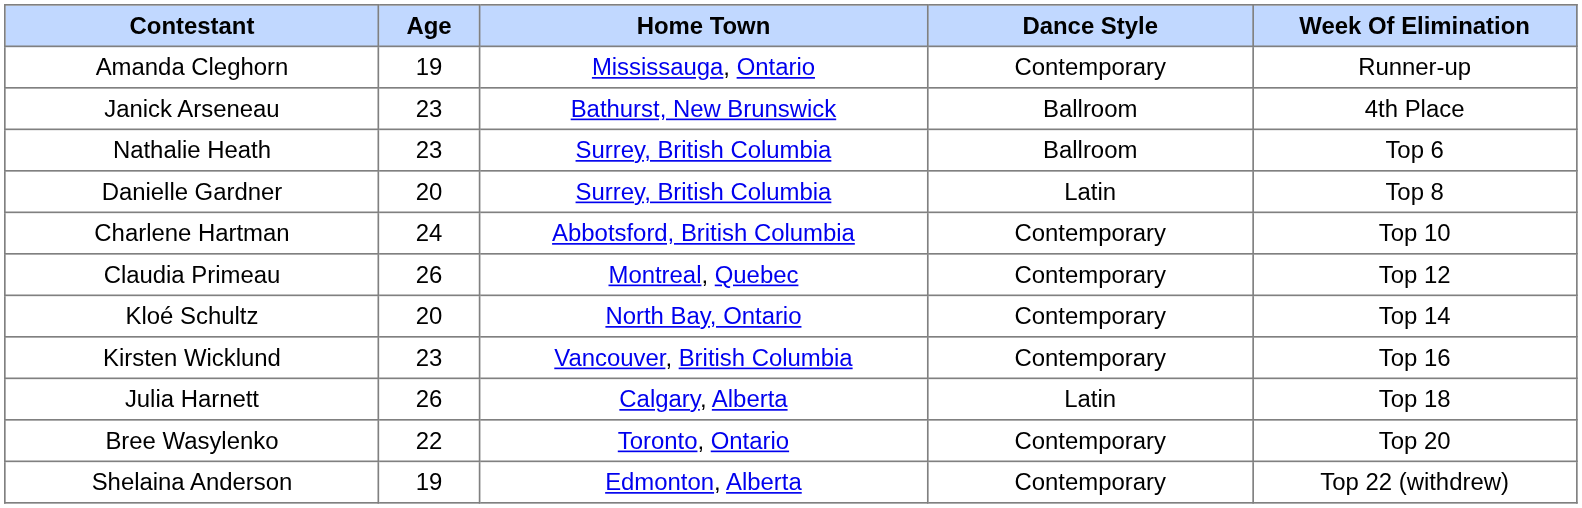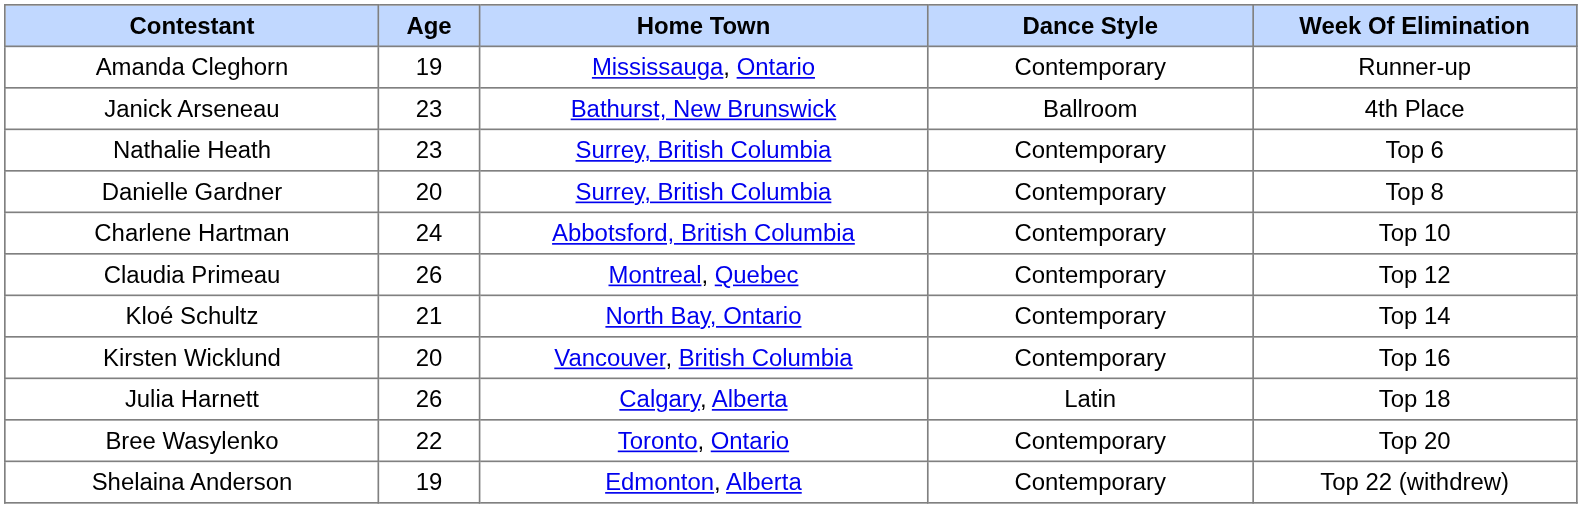(1090, 150) Ballroom -> (1090, 150) Contemporary
(1090, 192) Latin -> (1090, 192) Contemporary
(429, 316) 20 -> (429, 316) 21
(429, 358) 23 -> (429, 358) 20
